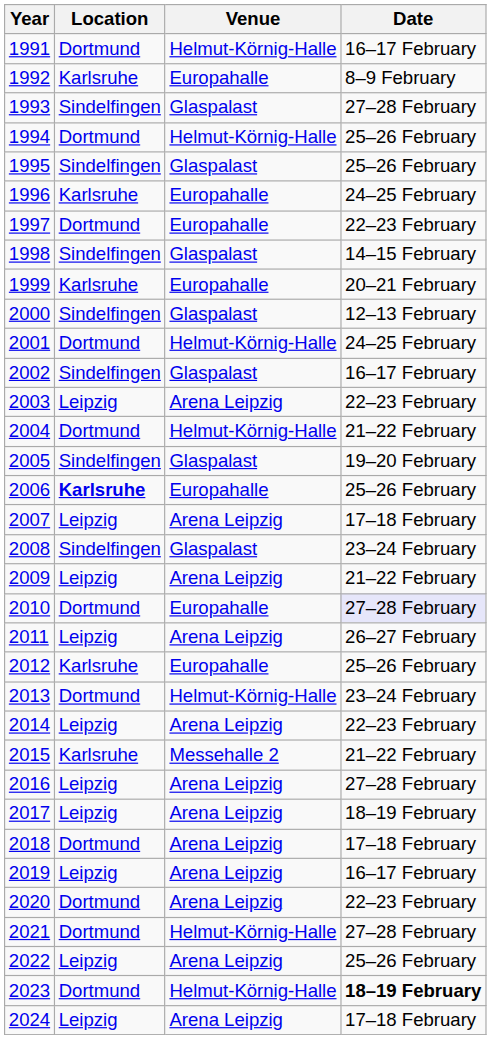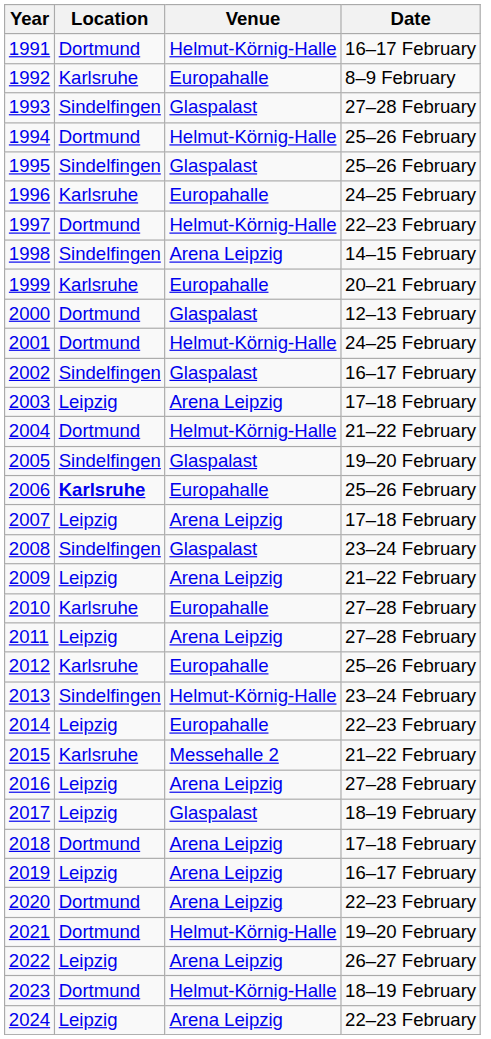(219, 225) Europahalle -> (253, 225) Helmut-Körnig-Halle
(213, 254) Glaspalast -> (226, 254) Arena Leipzig
(110, 313) Sindelfingen -> (99, 313) Dortmund
(411, 401) 22–23 February -> (411, 401) 17–18 February
(99, 607) Dortmund -> (98, 607) Karlsruhe
(411, 607) lavender background -> (411, 607) no background
(411, 637) 26–27 February -> (411, 637) 27–28 February
(99, 696) Dortmund -> (110, 696) Sindelfingen
(226, 725) Arena Leipzig -> (219, 725) Europahalle
(226, 813) Arena Leipzig -> (213, 813) Glaspalast
(411, 931) 27–28 February -> (411, 931) 19–20 February
(411, 961) 25–26 February -> (411, 961) 26–27 February
(413, 990) bold -> (411, 990) normal
(411, 1020) 17–18 February -> (411, 1020) 22–23 February
